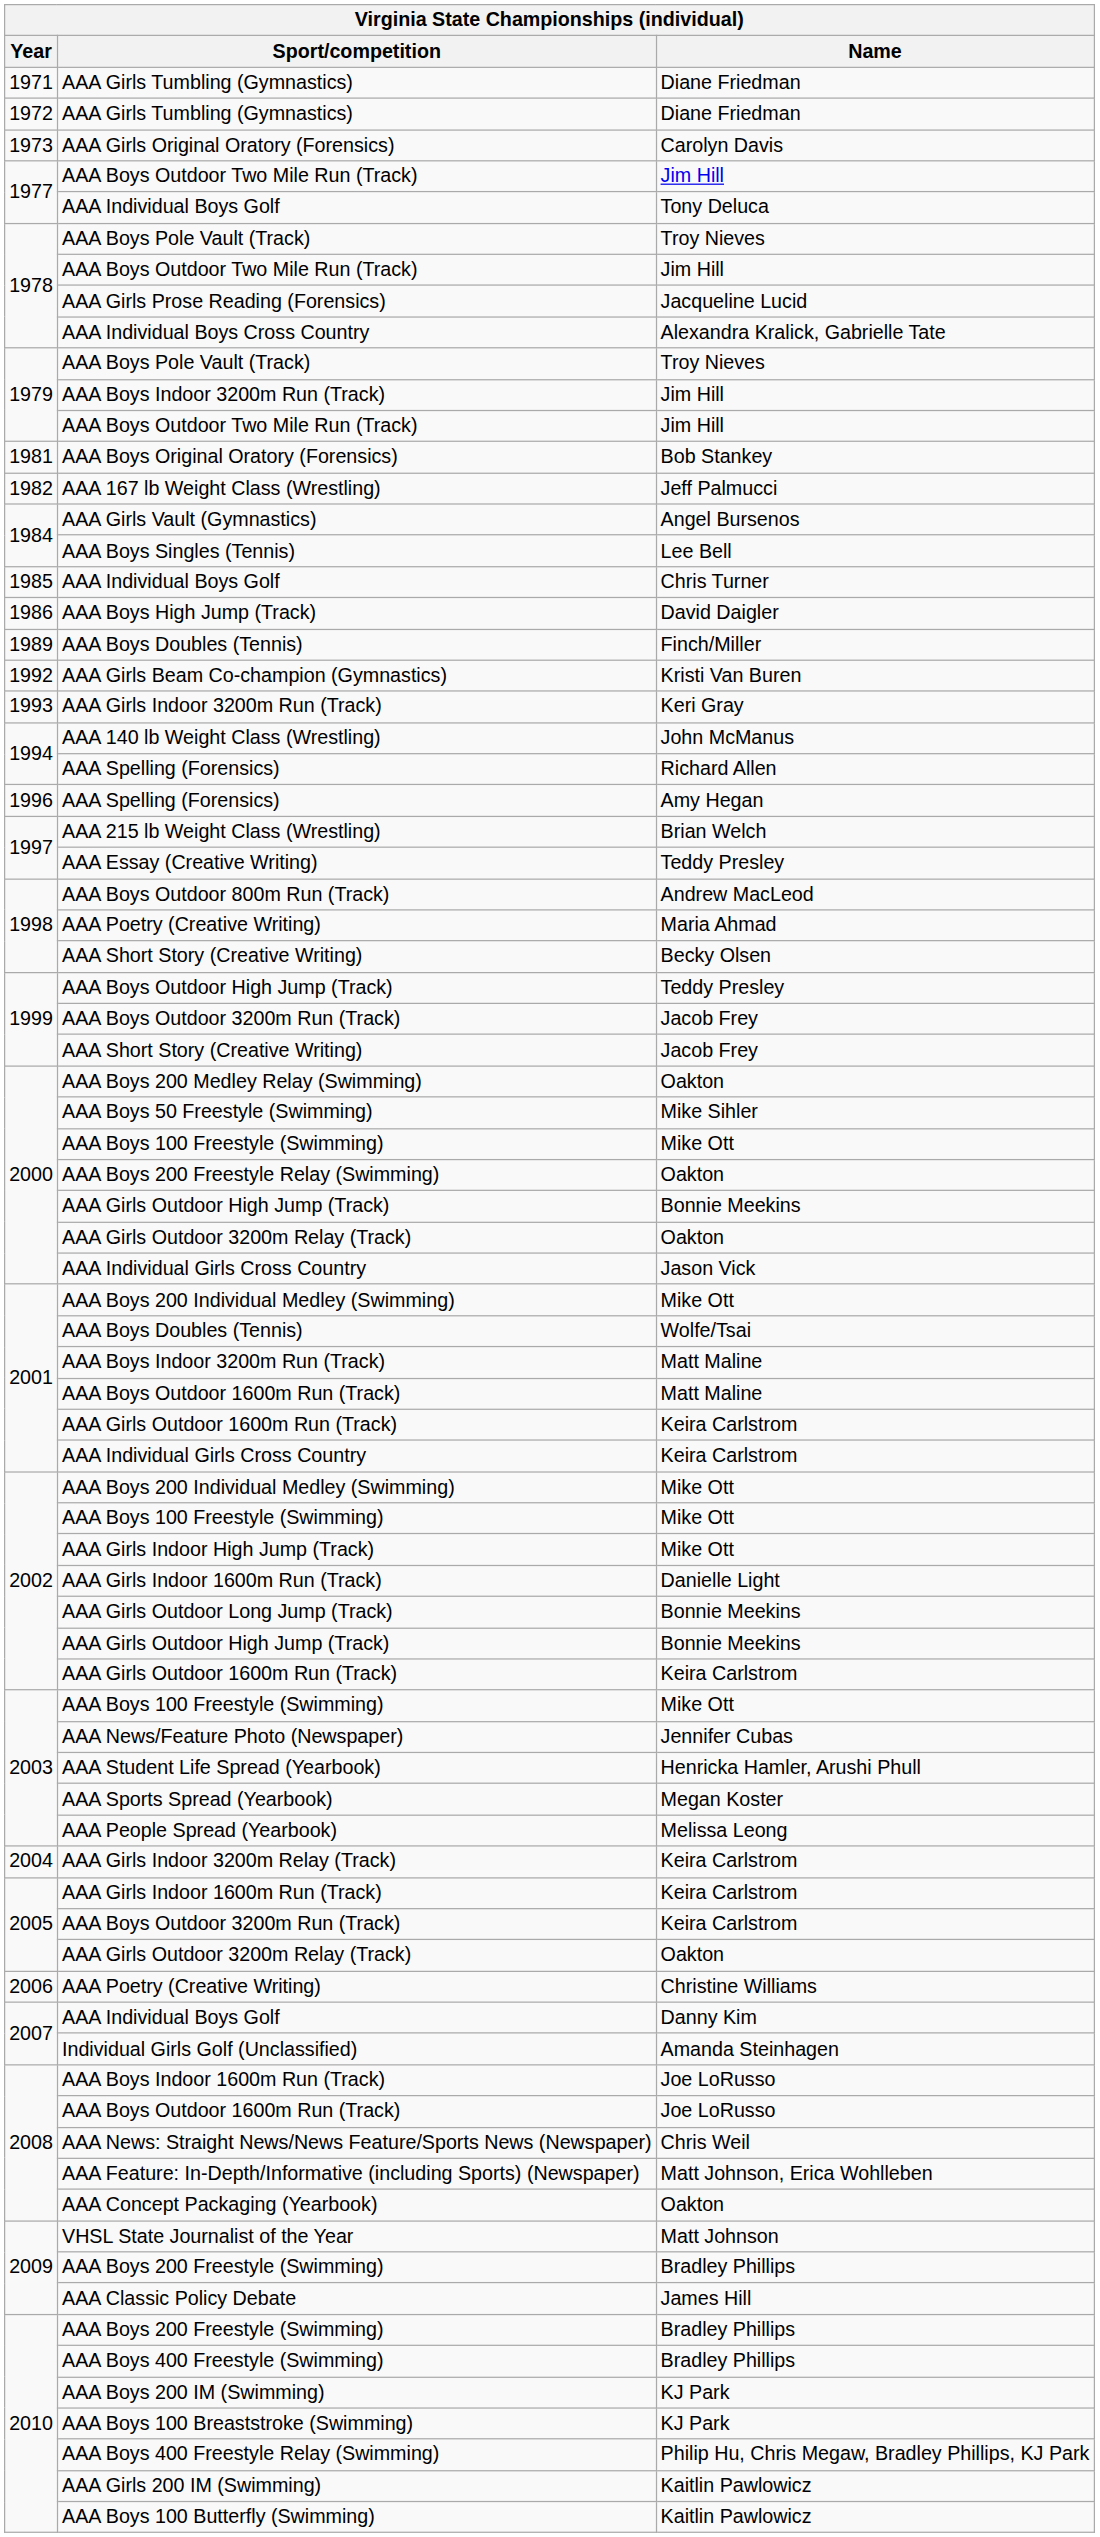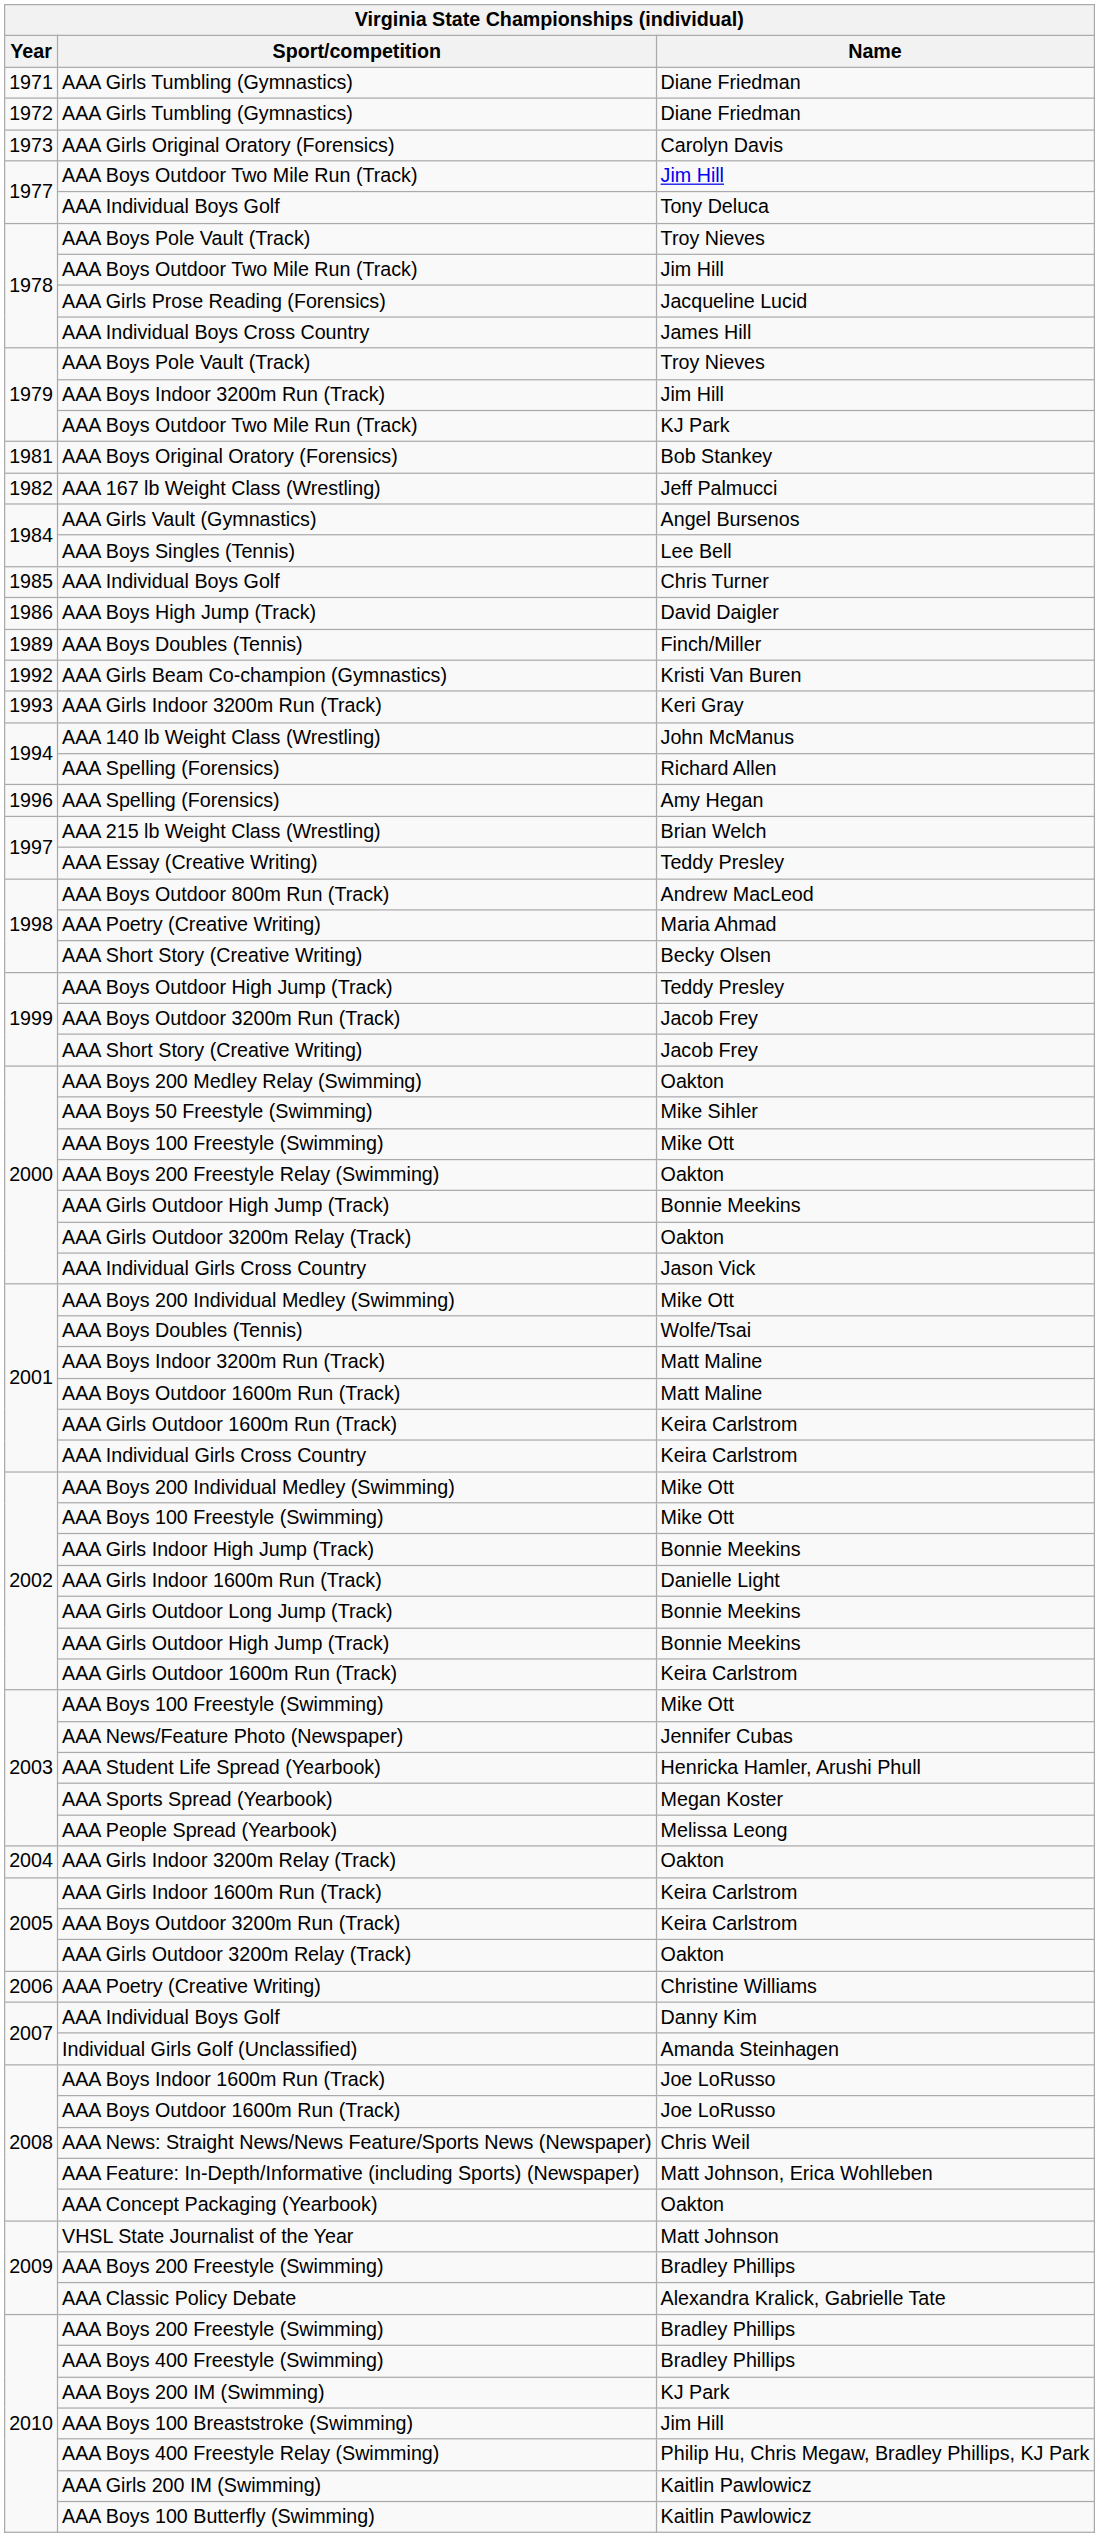(803, 332) Alexandra Kralick, Gabrielle Tate -> (706, 332) James Hill
(692, 425) Jim Hill -> (695, 425) KJ Park
(697, 1549) Mike Ott -> (731, 1549) Bonnie Meekins
(729, 1861) Keira Carlstrom -> (692, 1861) Oakton
(706, 2298) James Hill -> (803, 2298) Alexandra Kralick, Gabrielle Tate
(695, 2423) KJ Park -> (692, 2423) Jim Hill
